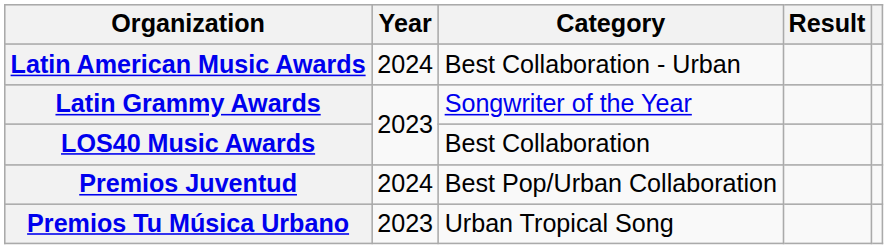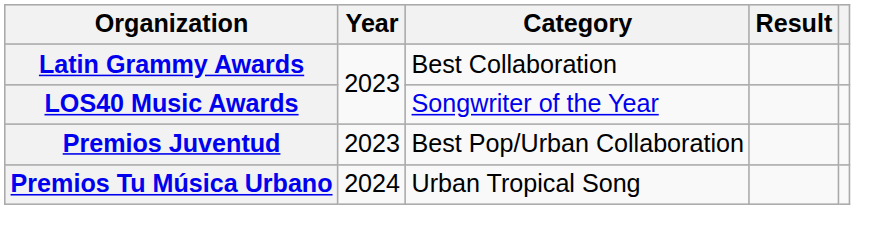- row: (188, 64)
(568, 104) Songwriter of the Year -> (514, 64) Best Collaboration
(547, 143) Best Collaboration -> (535, 104) Songwriter of the Year
(405, 183) 2024 -> (372, 143) 2023
(405, 223) 2023 -> (372, 183) 2024
